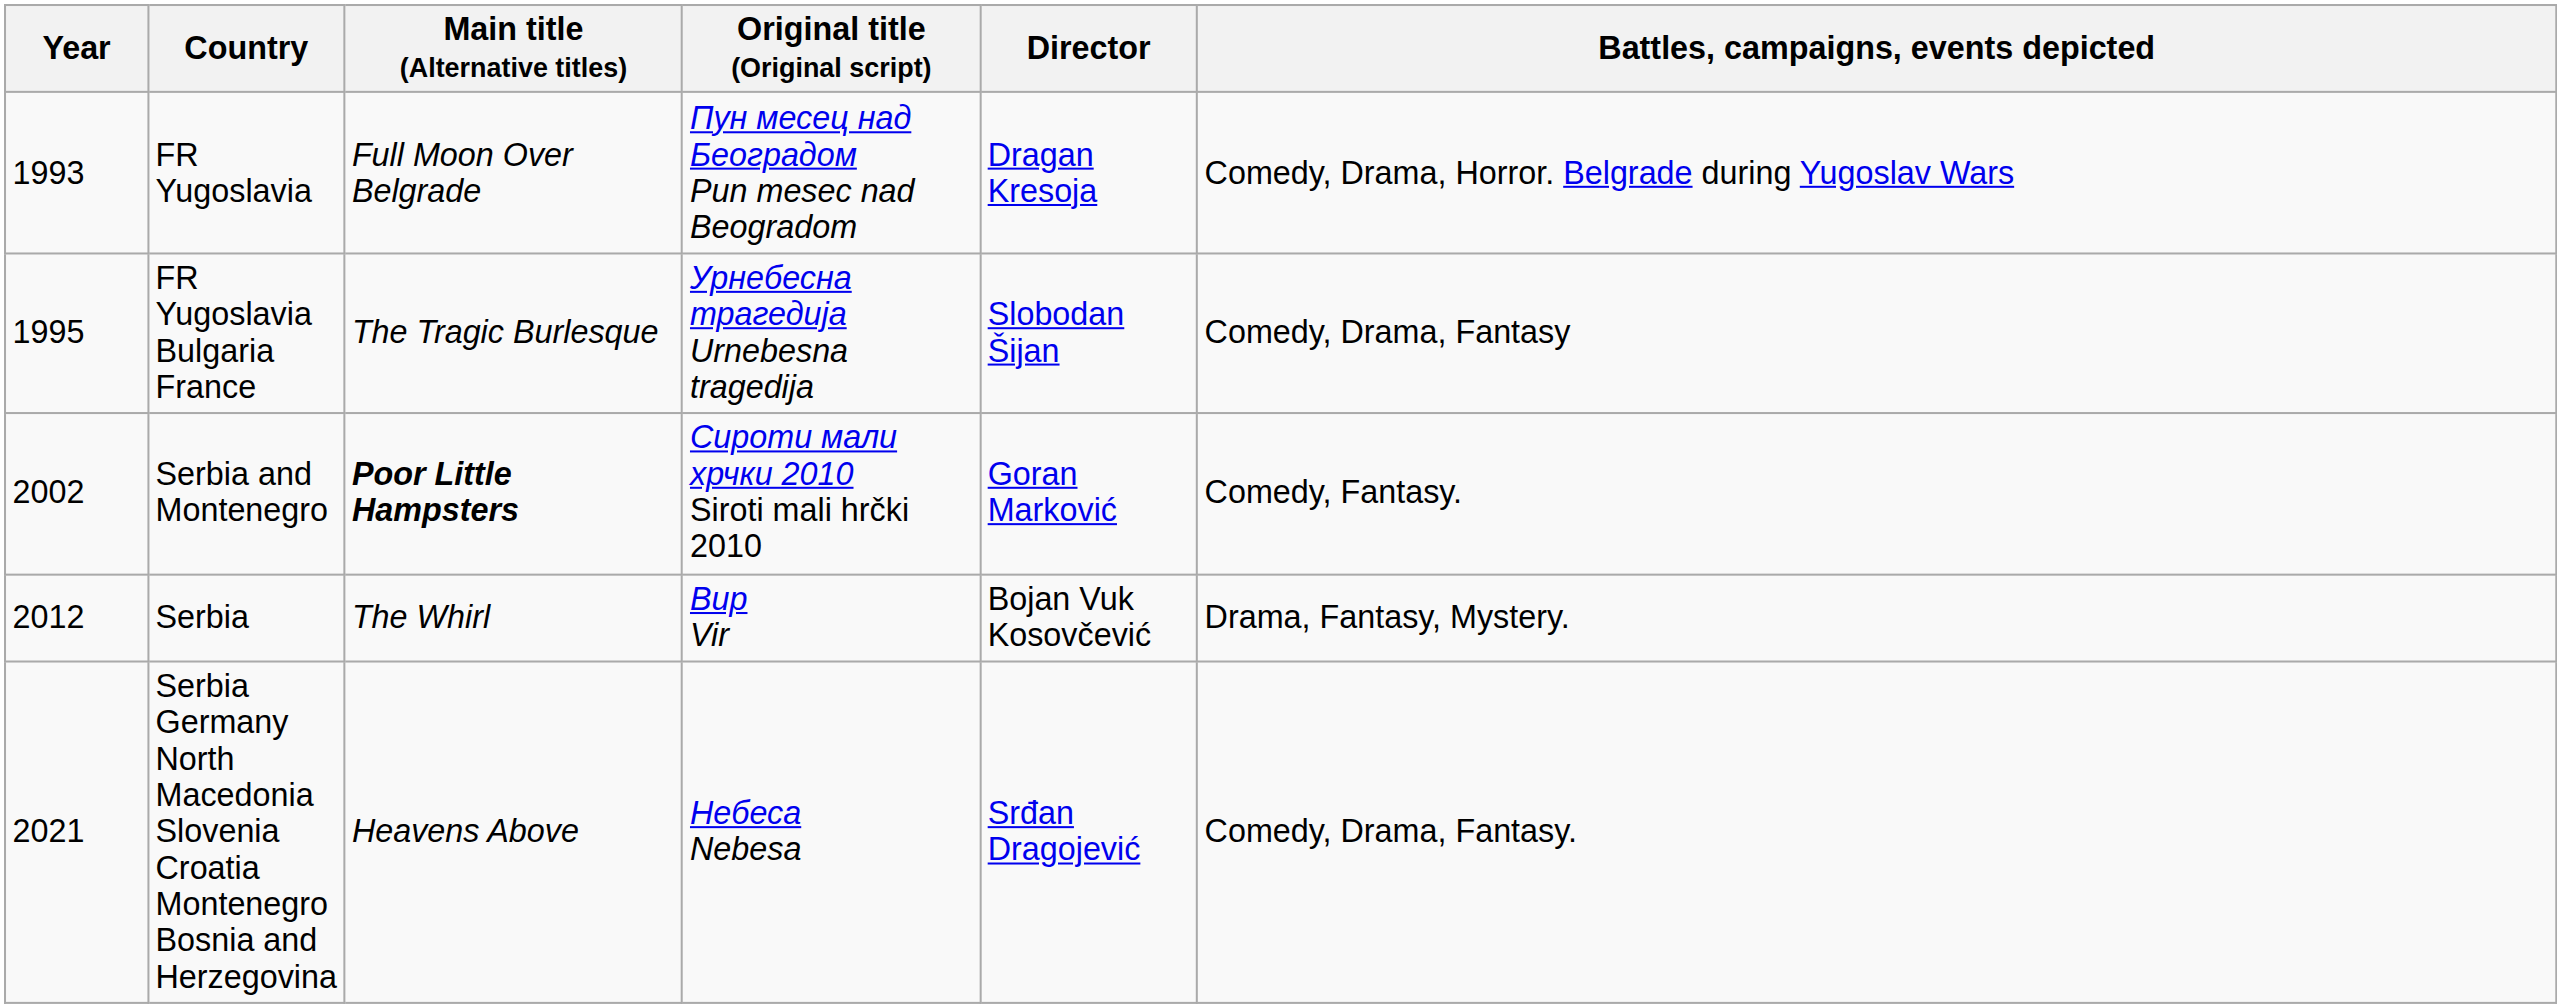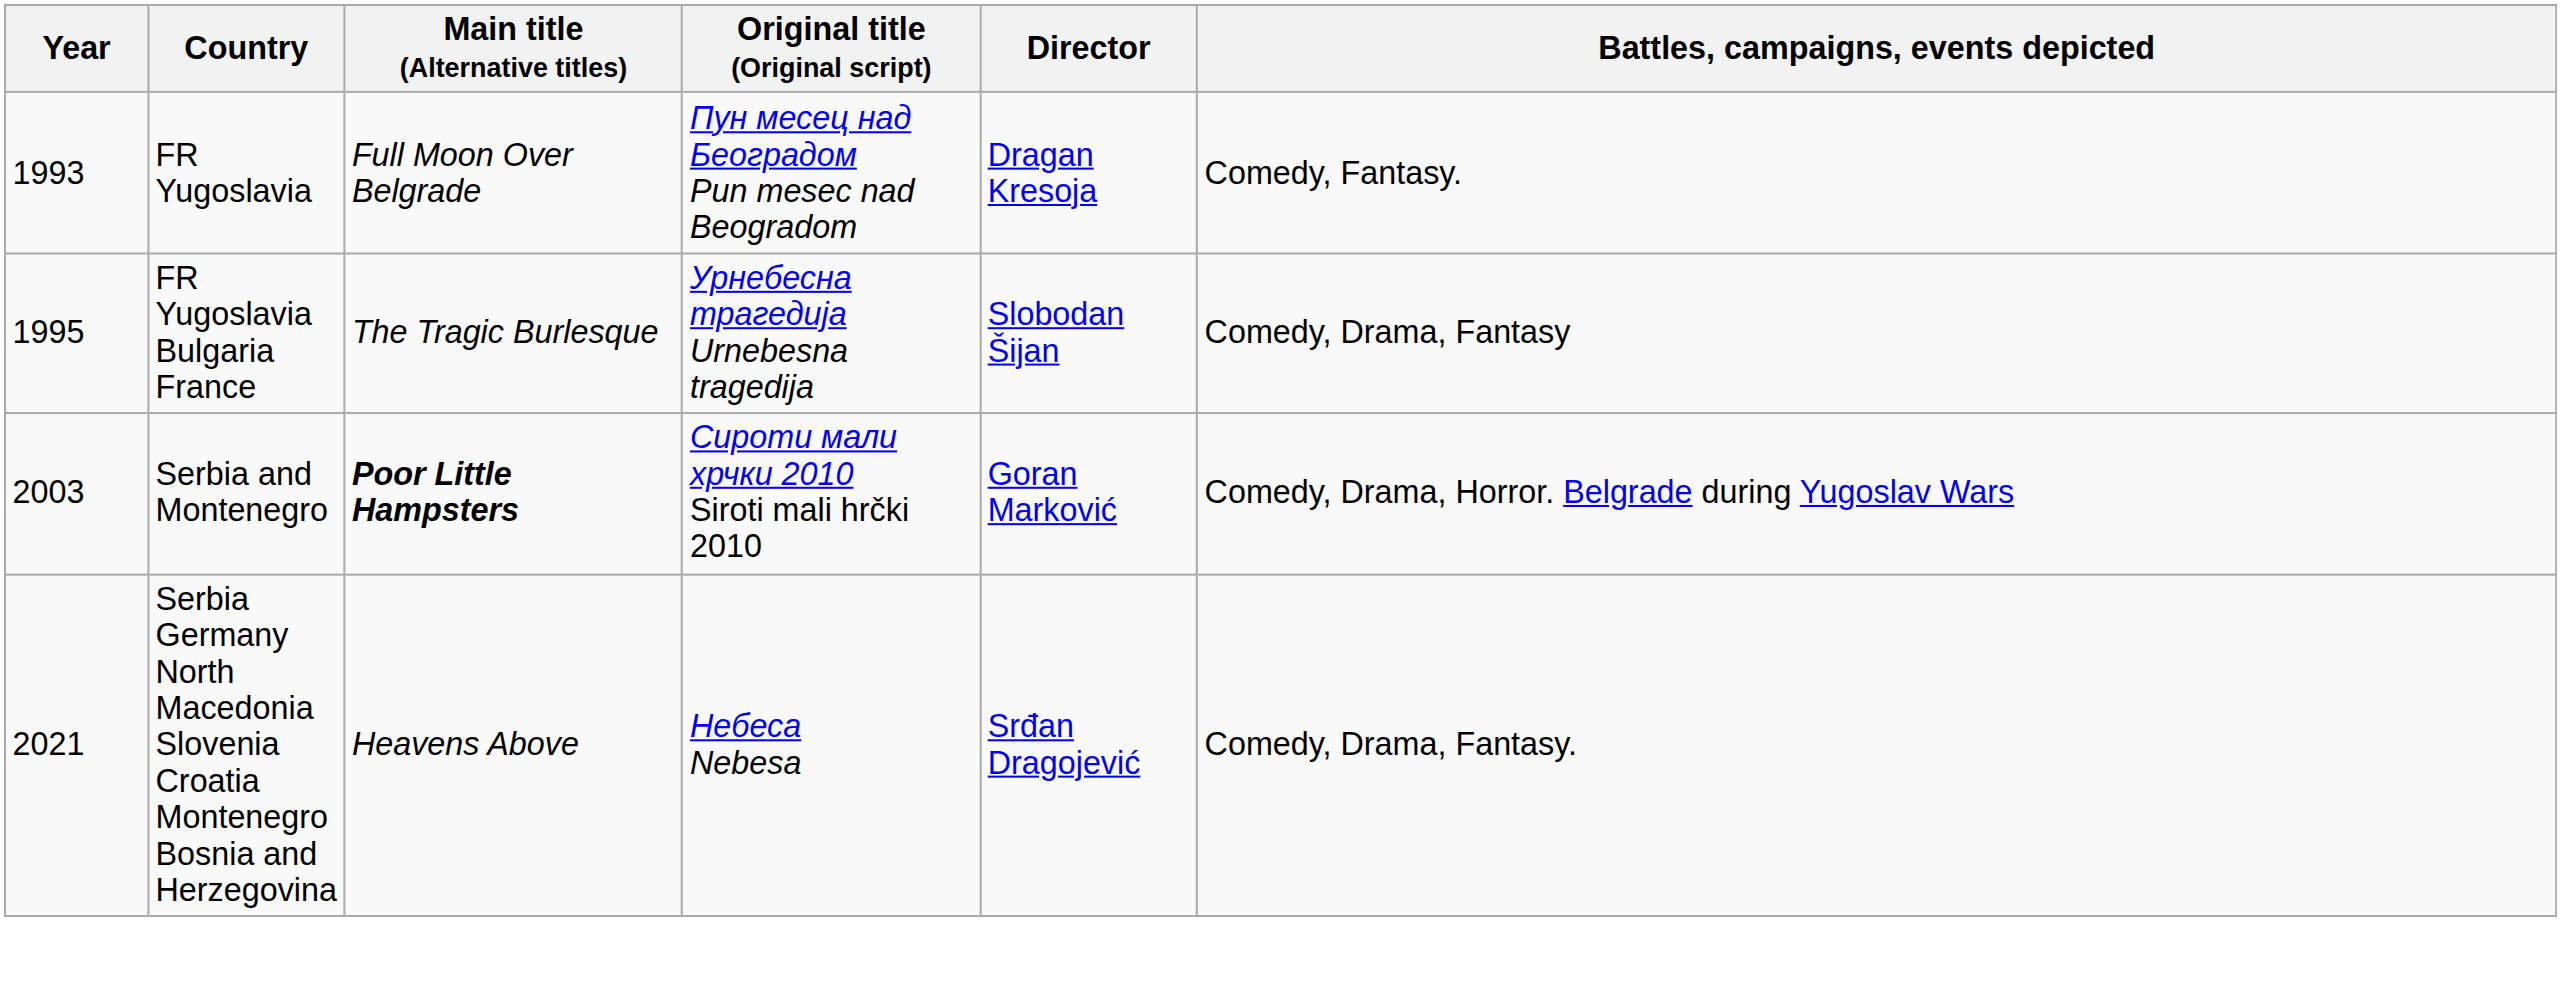(1609, 172) Comedy, Drama, Horror. Belgrade during Yugoslav Wars -> (1333, 172) Comedy, Fantasy.
(48, 492) 2002 -> (48, 492) 2003
(1333, 492) Comedy, Fantasy. -> (1609, 492) Comedy, Drama, Horror. Belgrade during Yugoslav Wars
- row: (202, 616)
